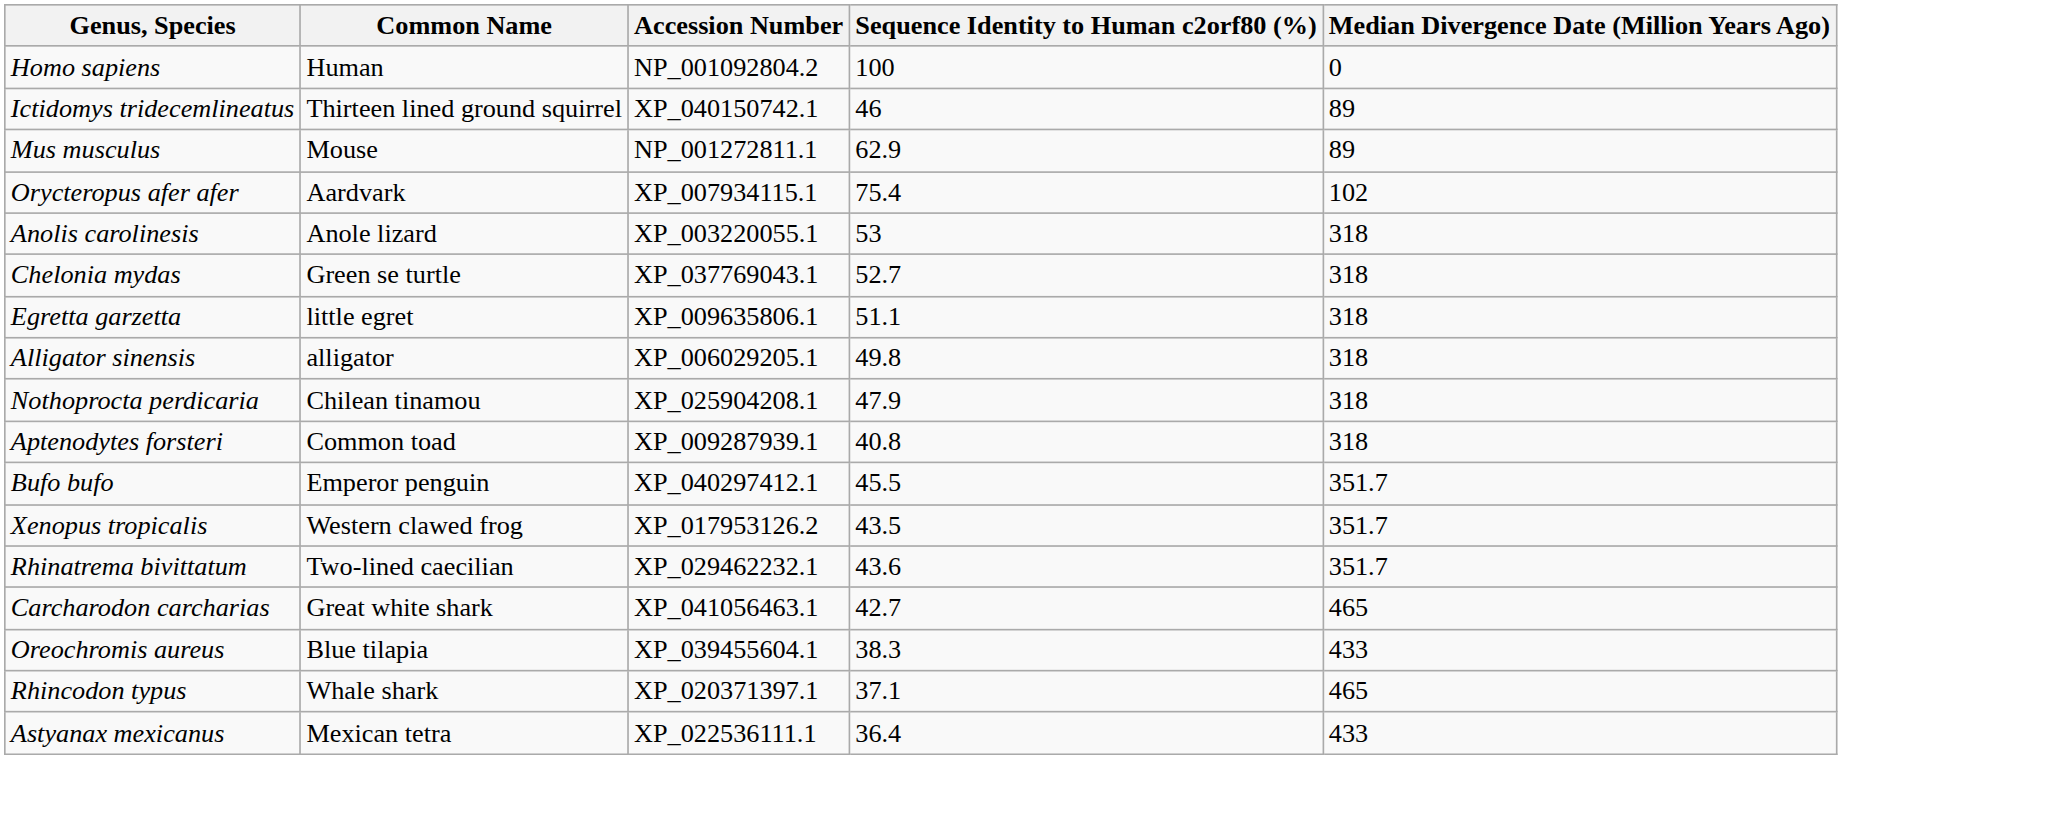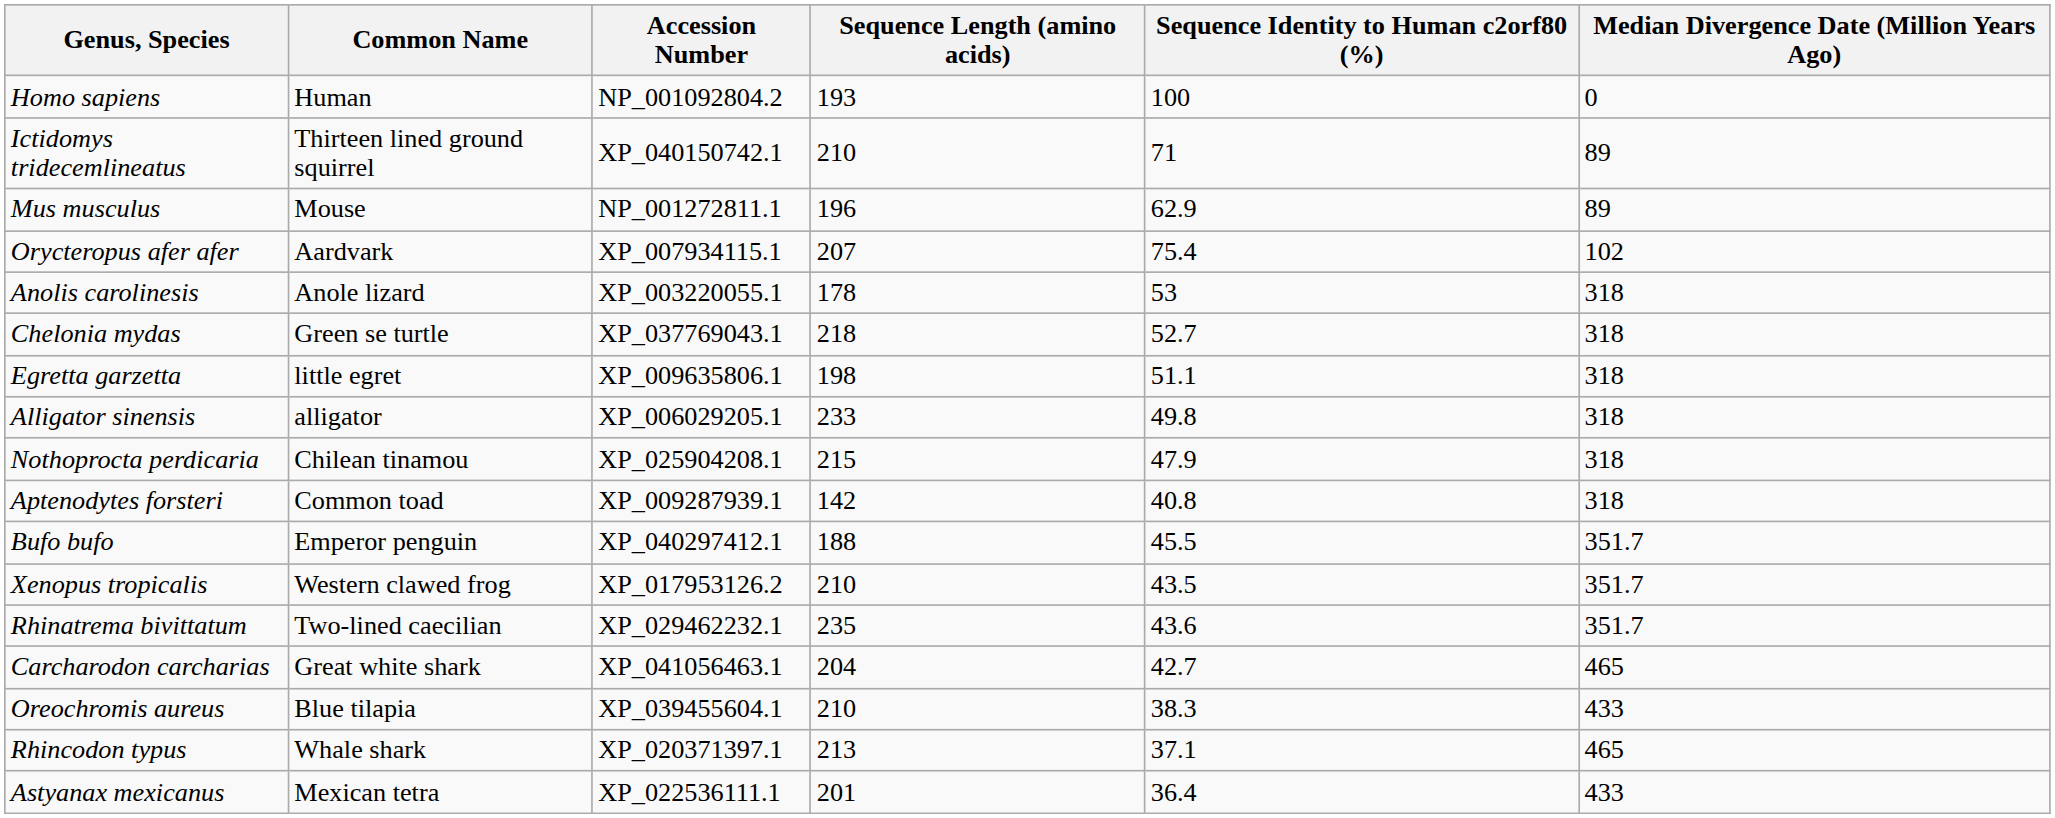+ column: (978, 40)
(868, 108) 46 -> (1164, 152) 71
